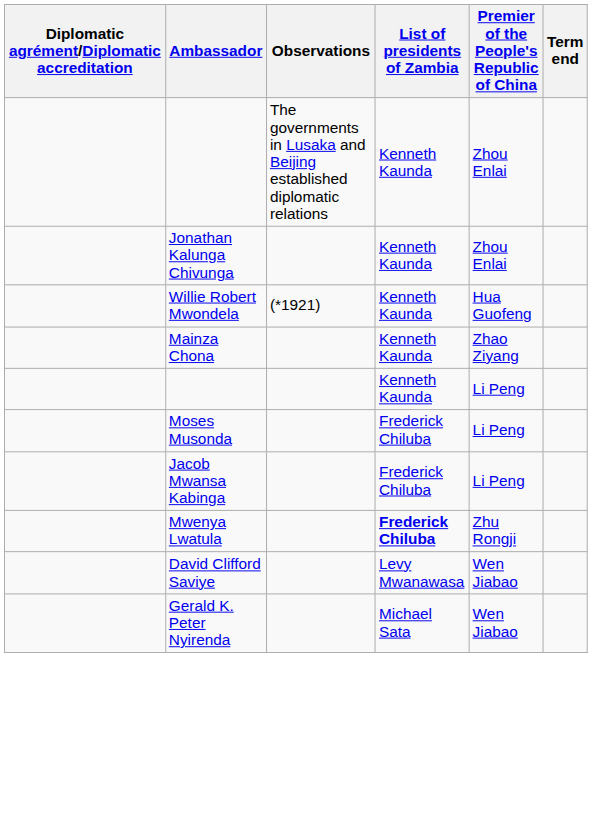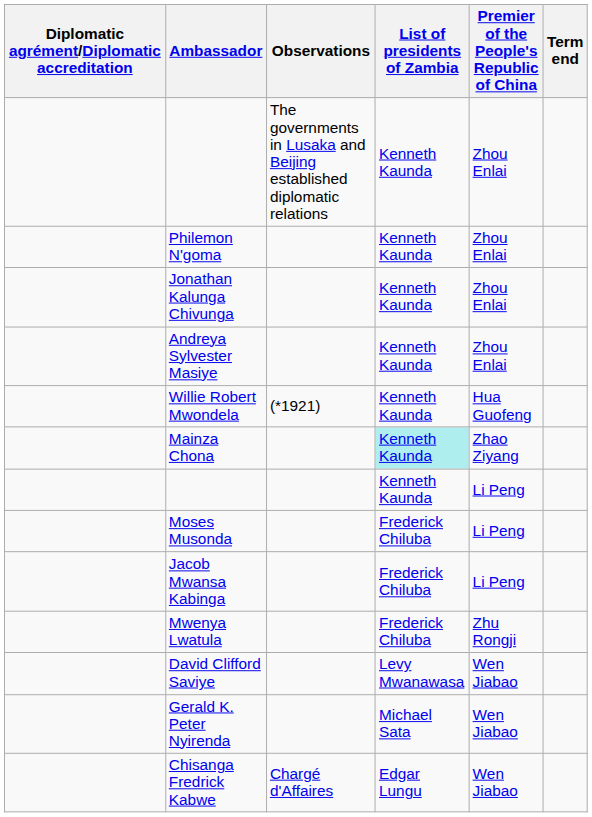+ row: (201, 246)
+ row: (200, 356)
(408, 347) no background -> (408, 447) paleturquoise background
(414, 531) bold -> (411, 631) normal
+ row: (201, 782)
